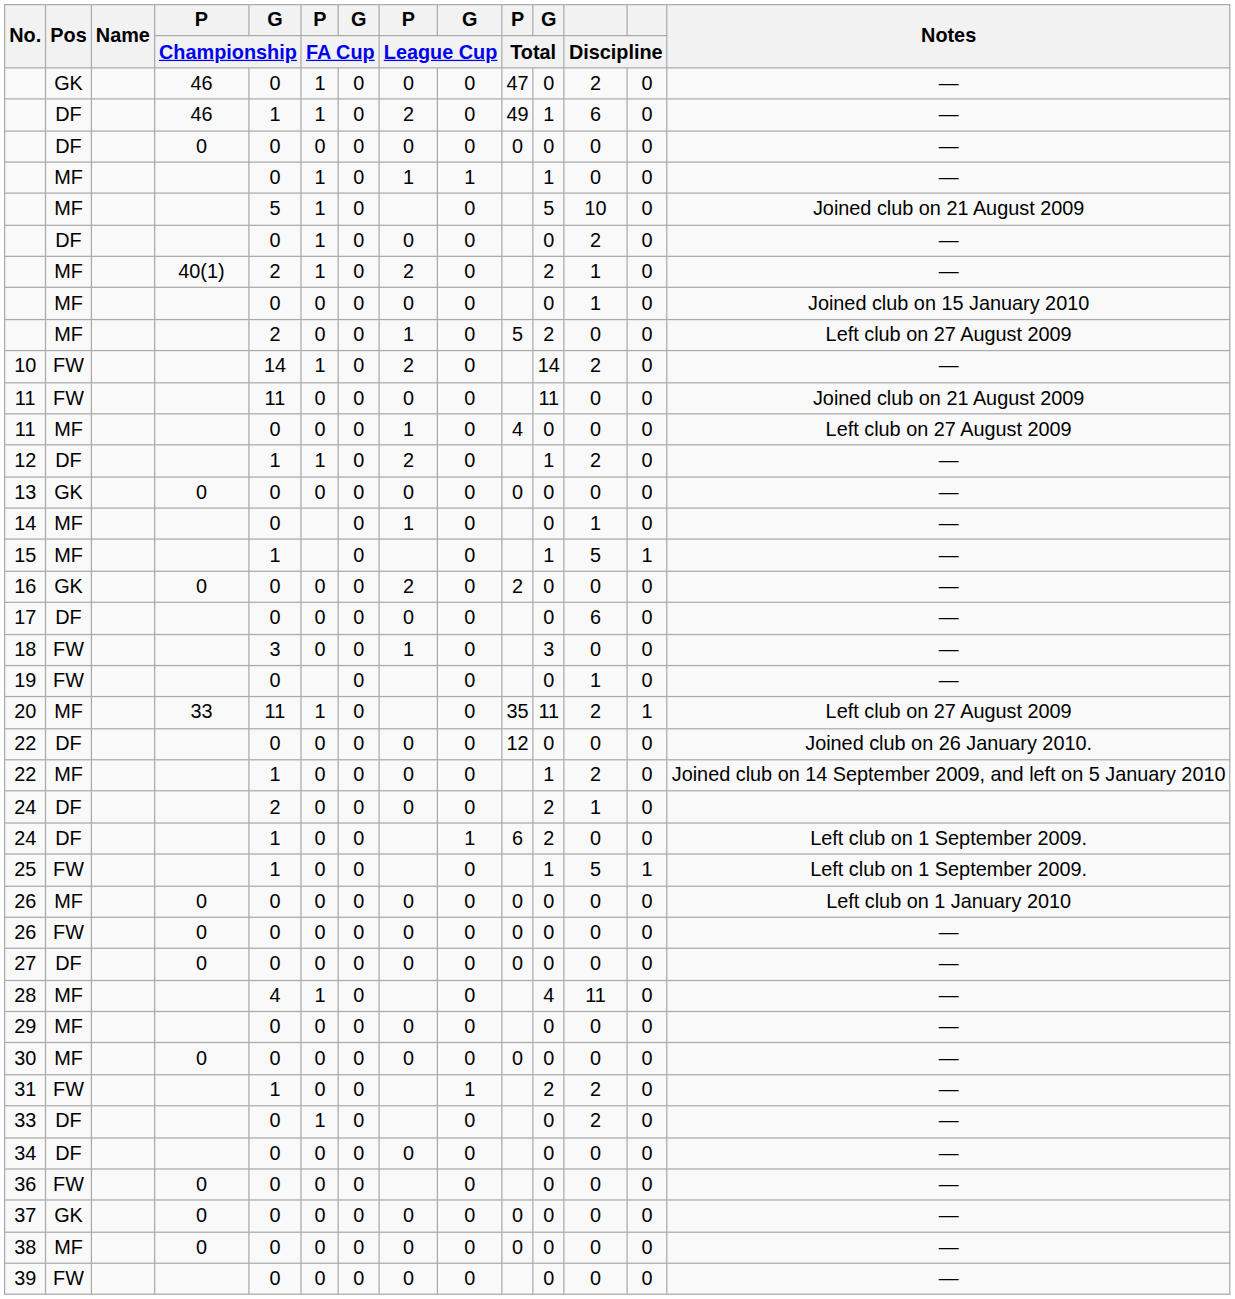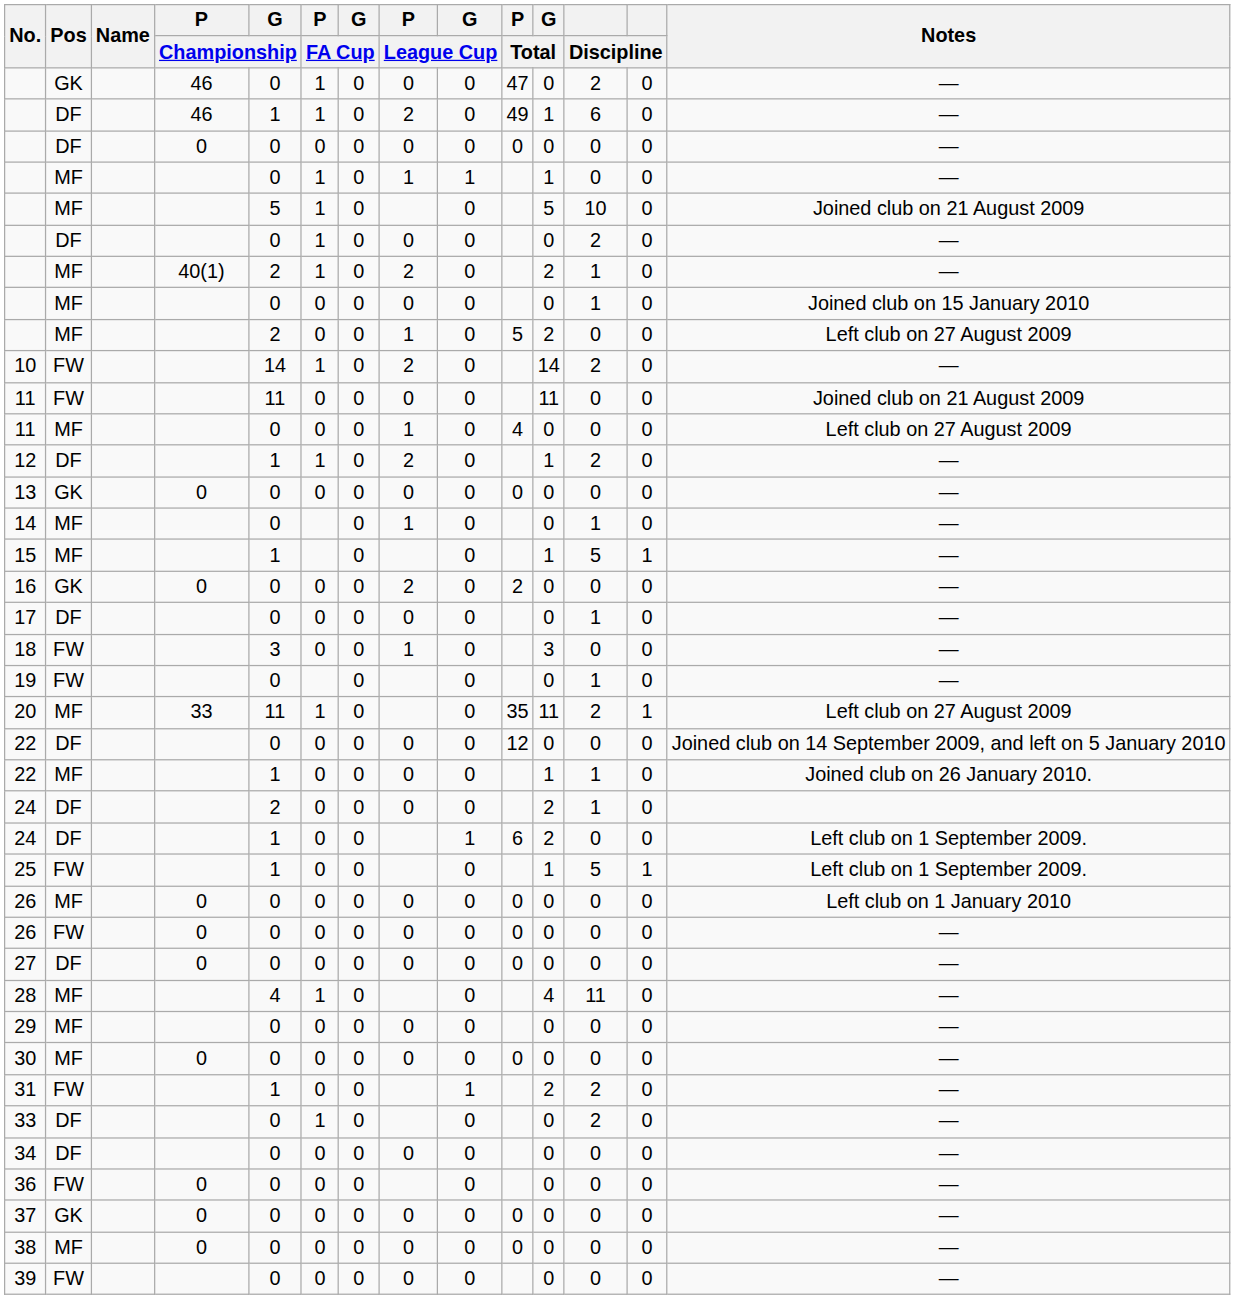(596, 618) 6 -> (596, 618) 1
(949, 743) Joined club on 26 January 2010. -> (949, 743) Joined club on 14 September 2009, and left on 5 January 2010
(596, 775) 2 -> (596, 775) 1
(949, 775) Joined club on 14 September 2009, and left on 5 January 2010 -> (949, 775) Joined club on 26 January 2010.
